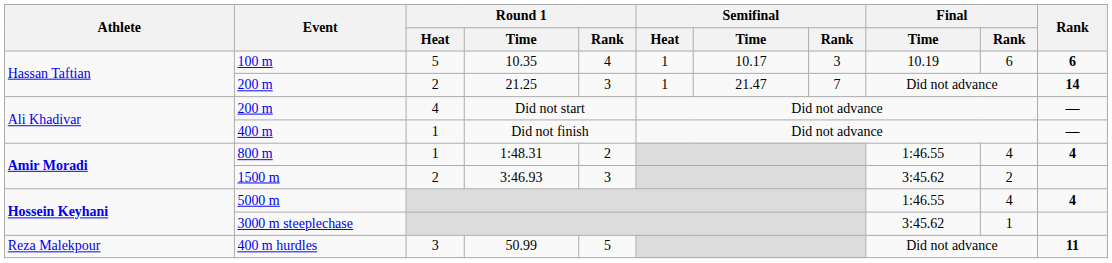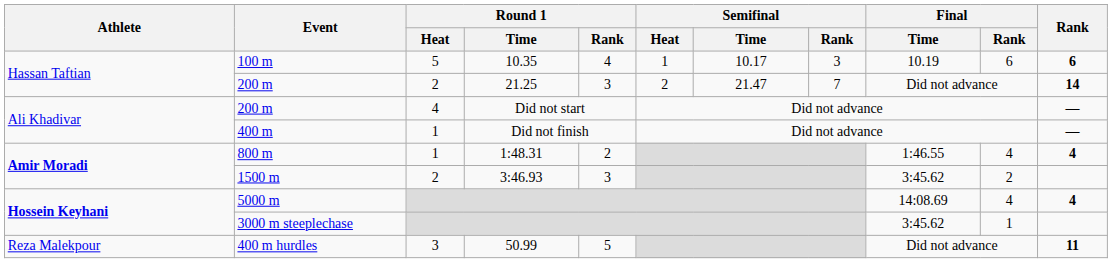(665, 85) 1 -> (665, 85) 2
(923, 200) 1:46.55 -> (923, 200) 14:08.69
